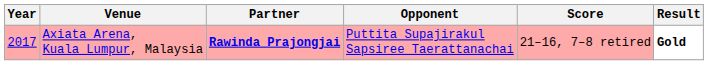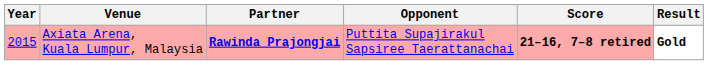(22, 42) 2017 -> (22, 42) 2015
(585, 42) normal -> (585, 42) bold
